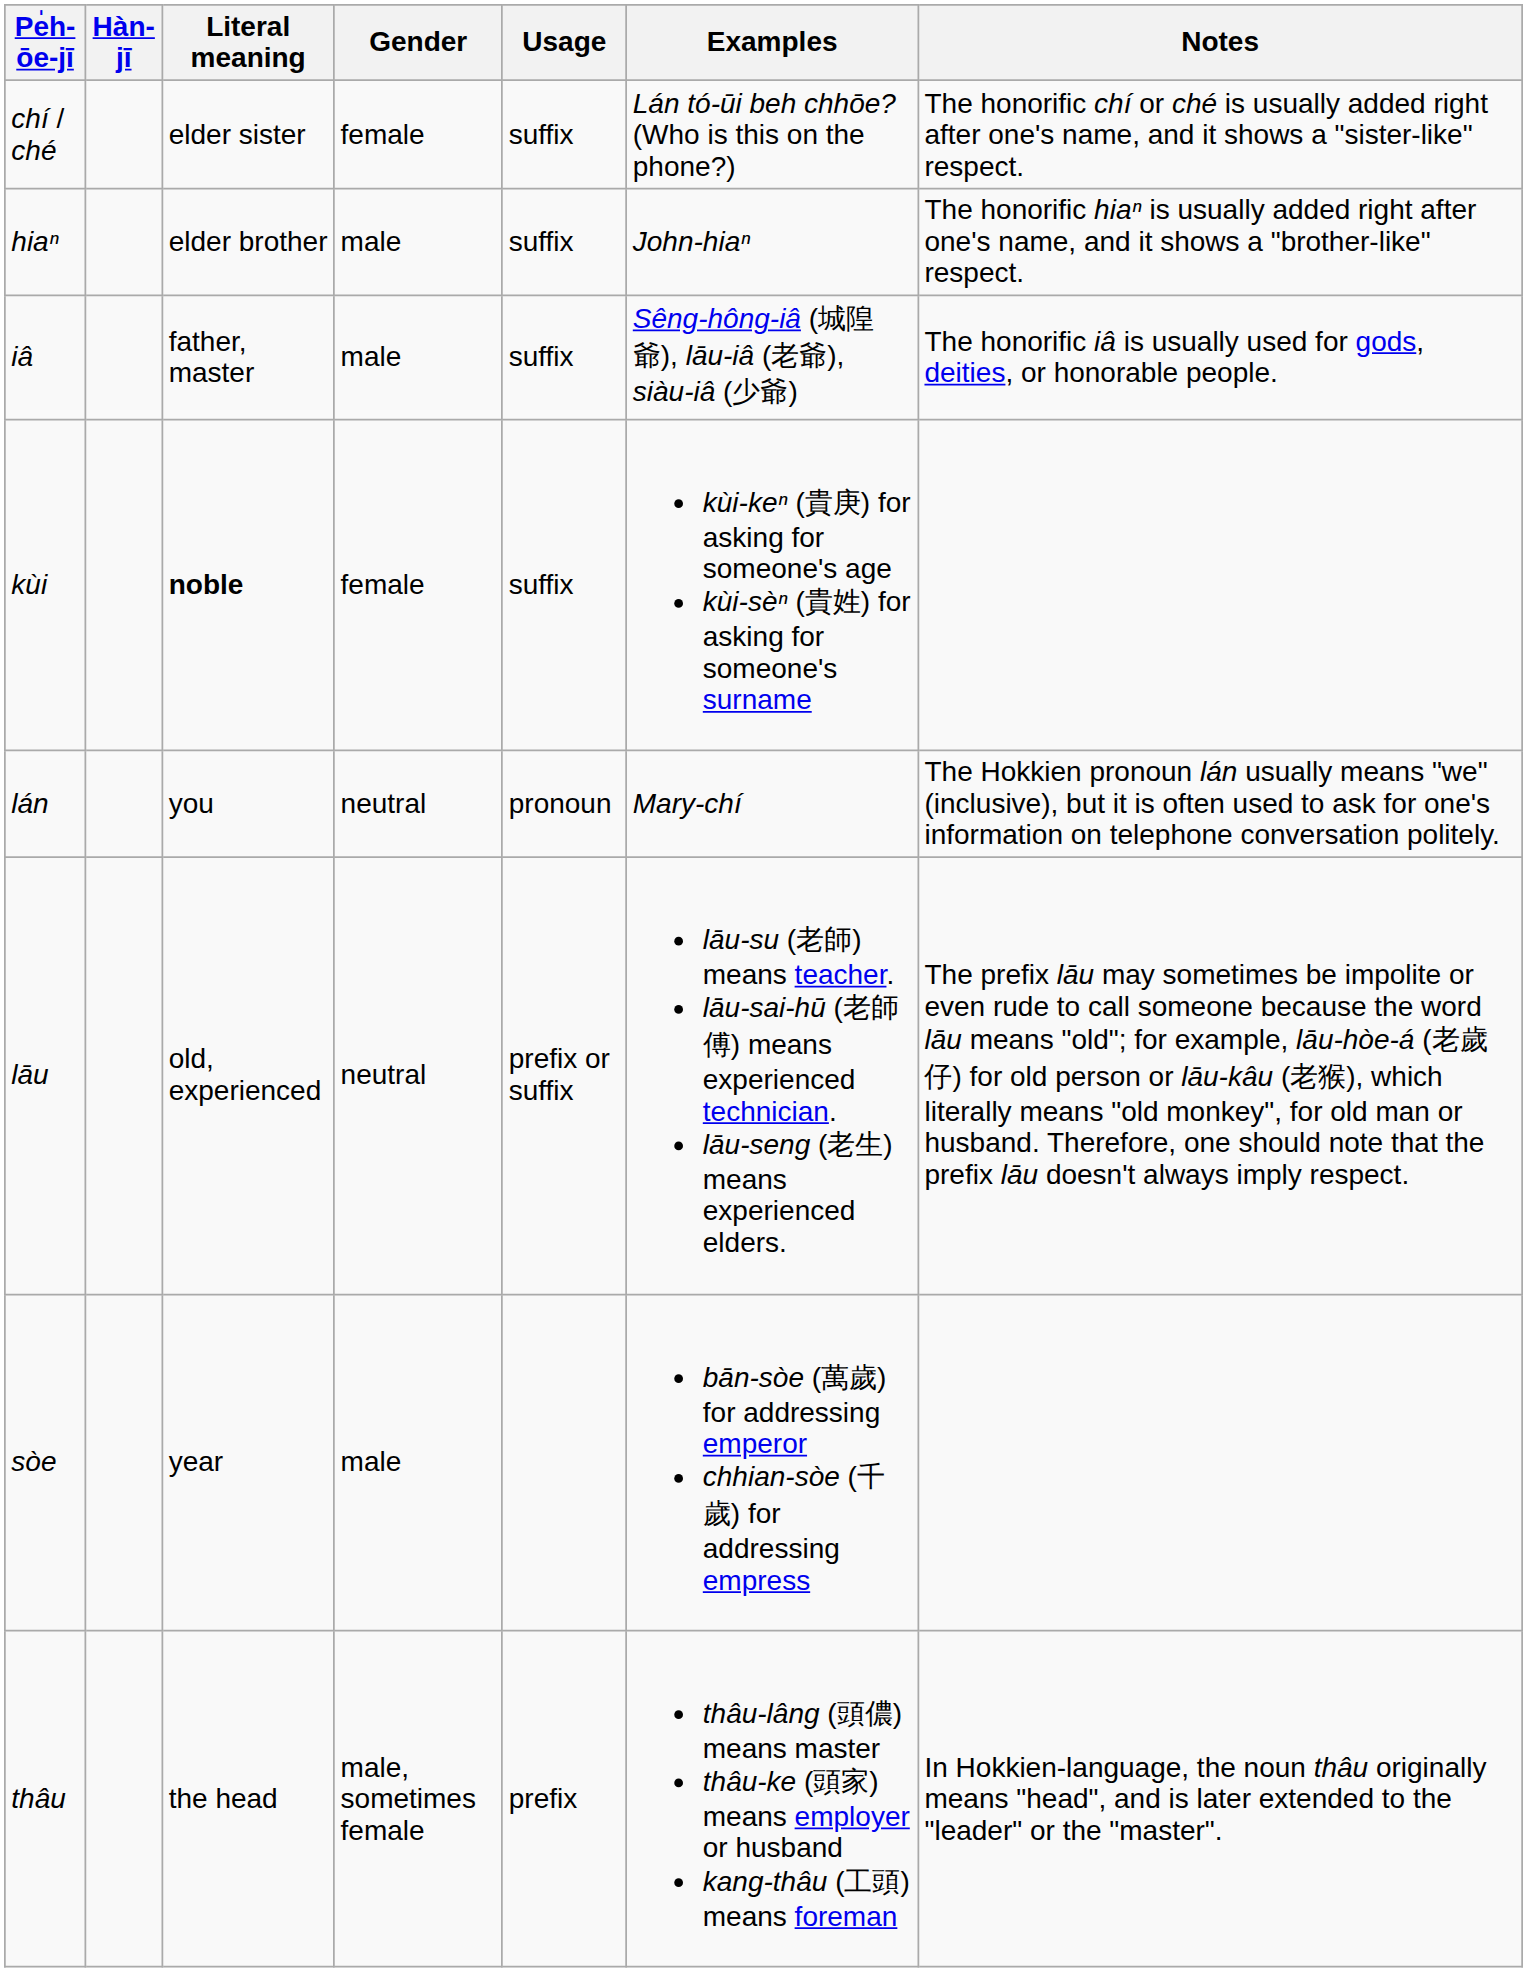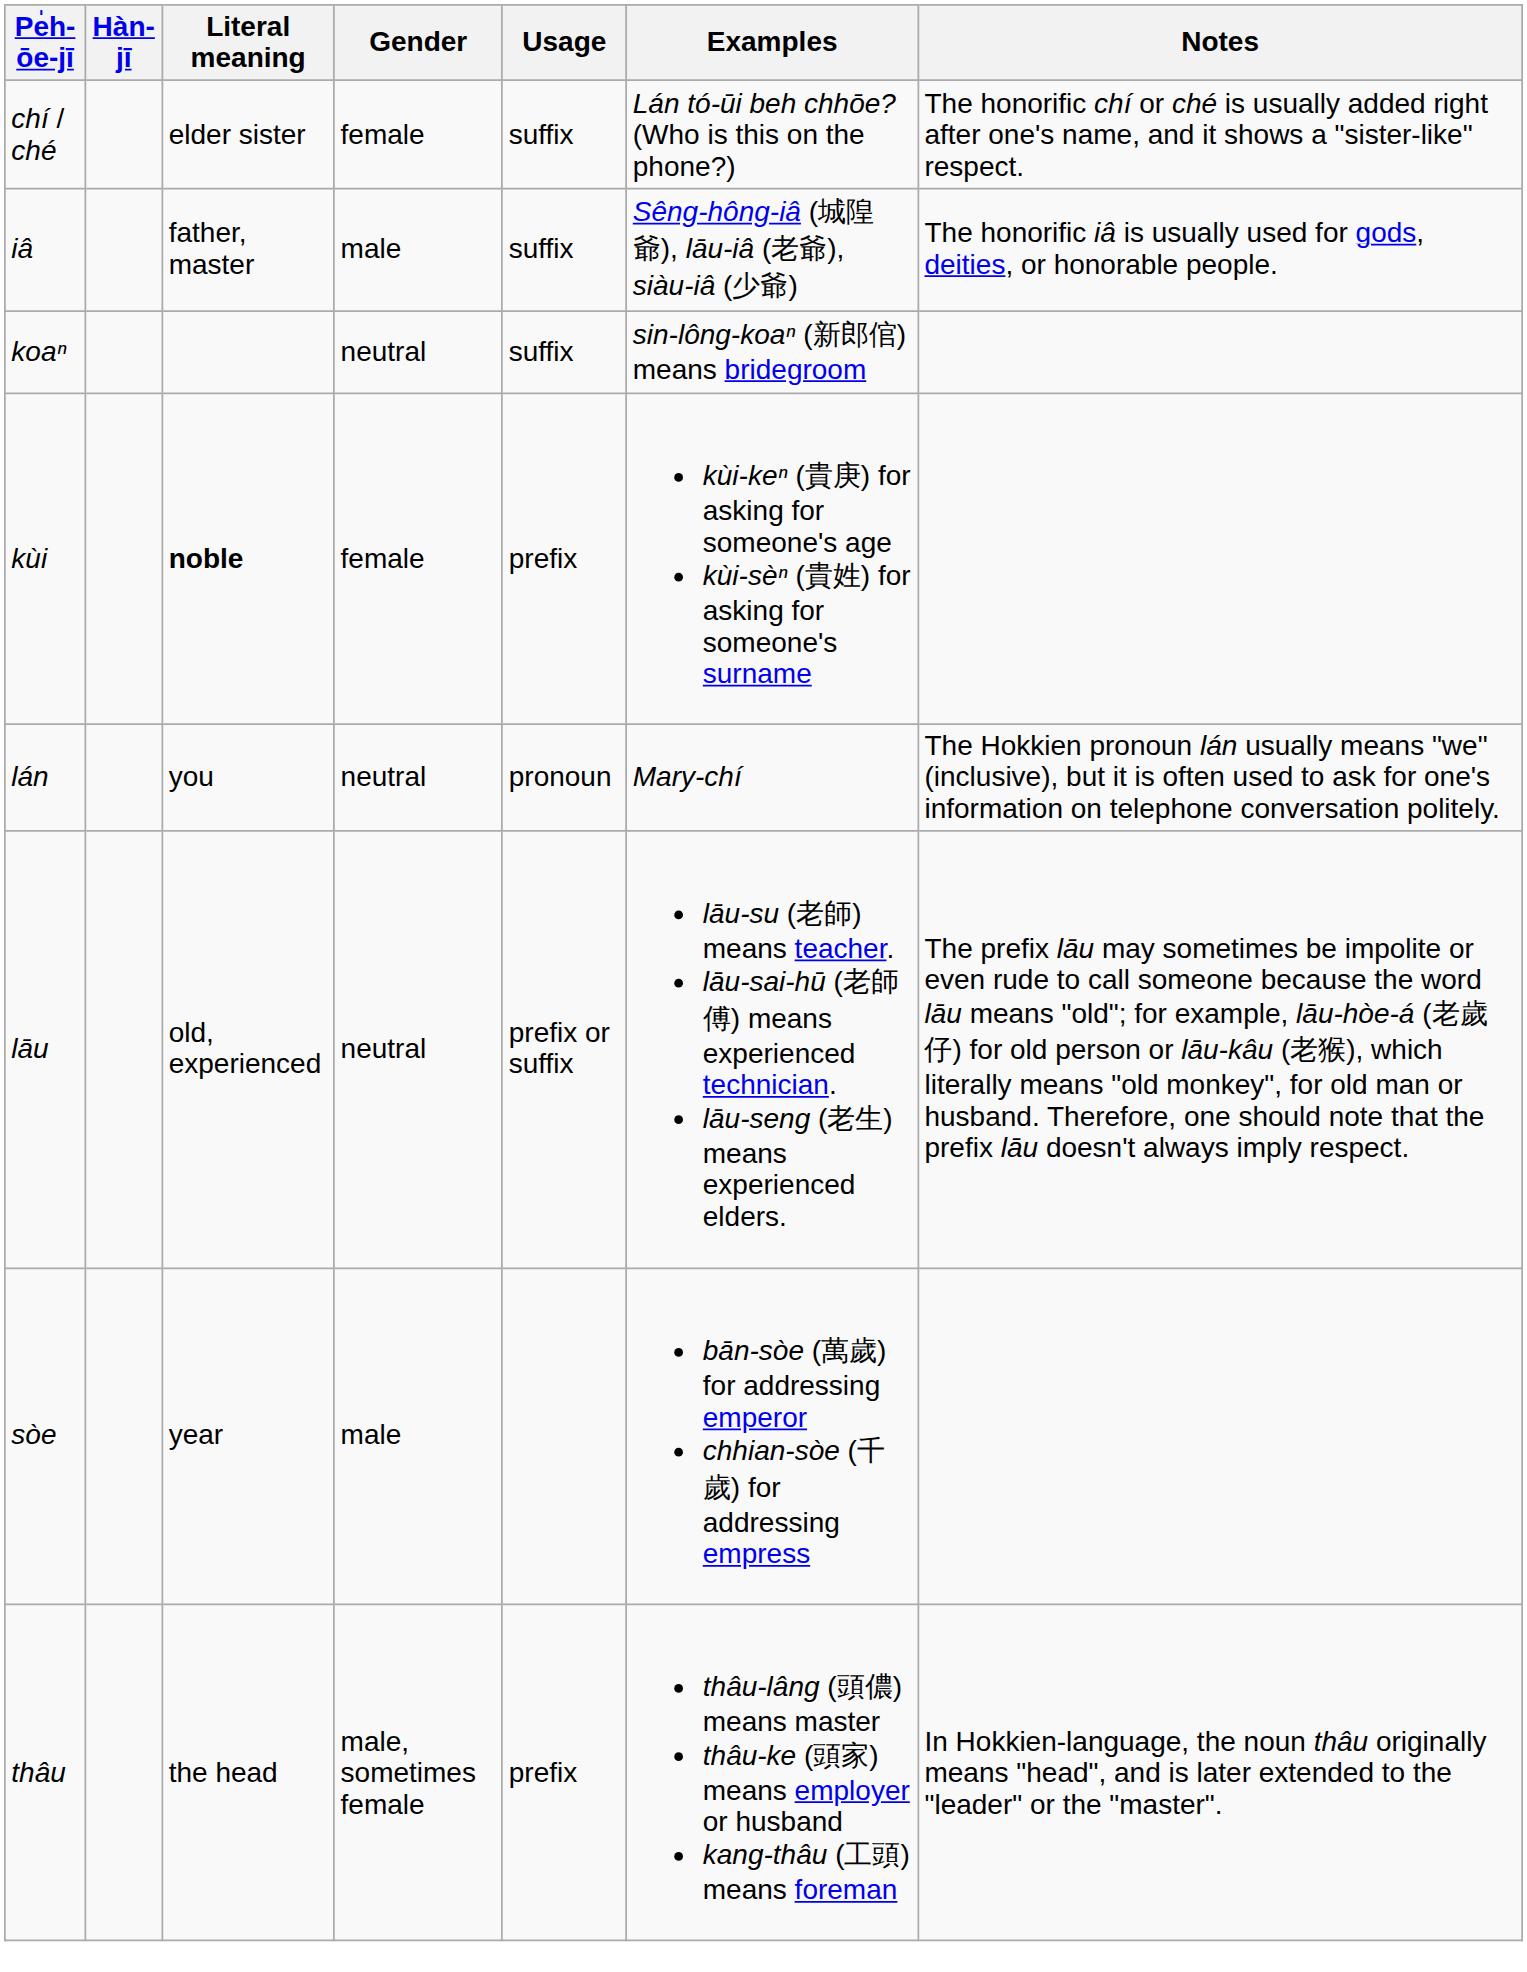- row: (35, 241)
+ row: (39, 351)
(541, 584) suffix -> (543, 557) prefix
